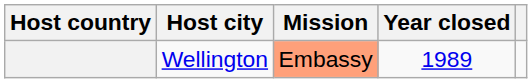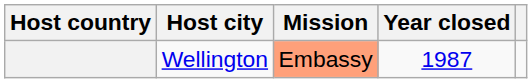(447, 58) 1989 -> (447, 58) 1987
